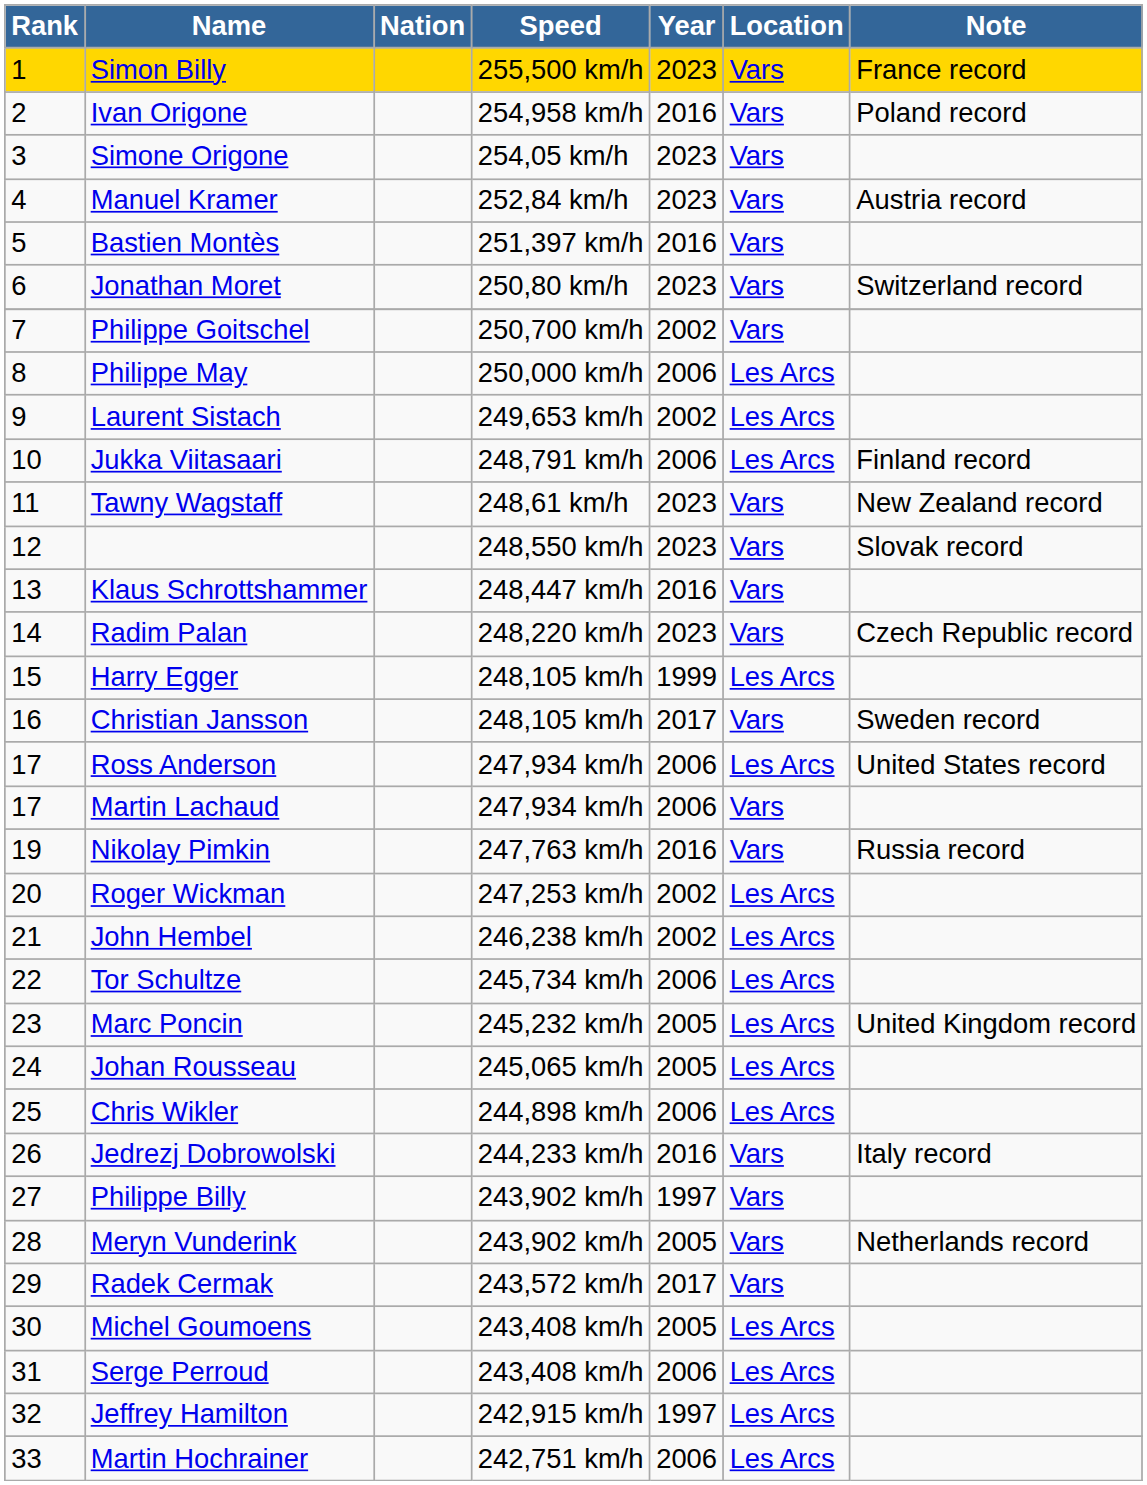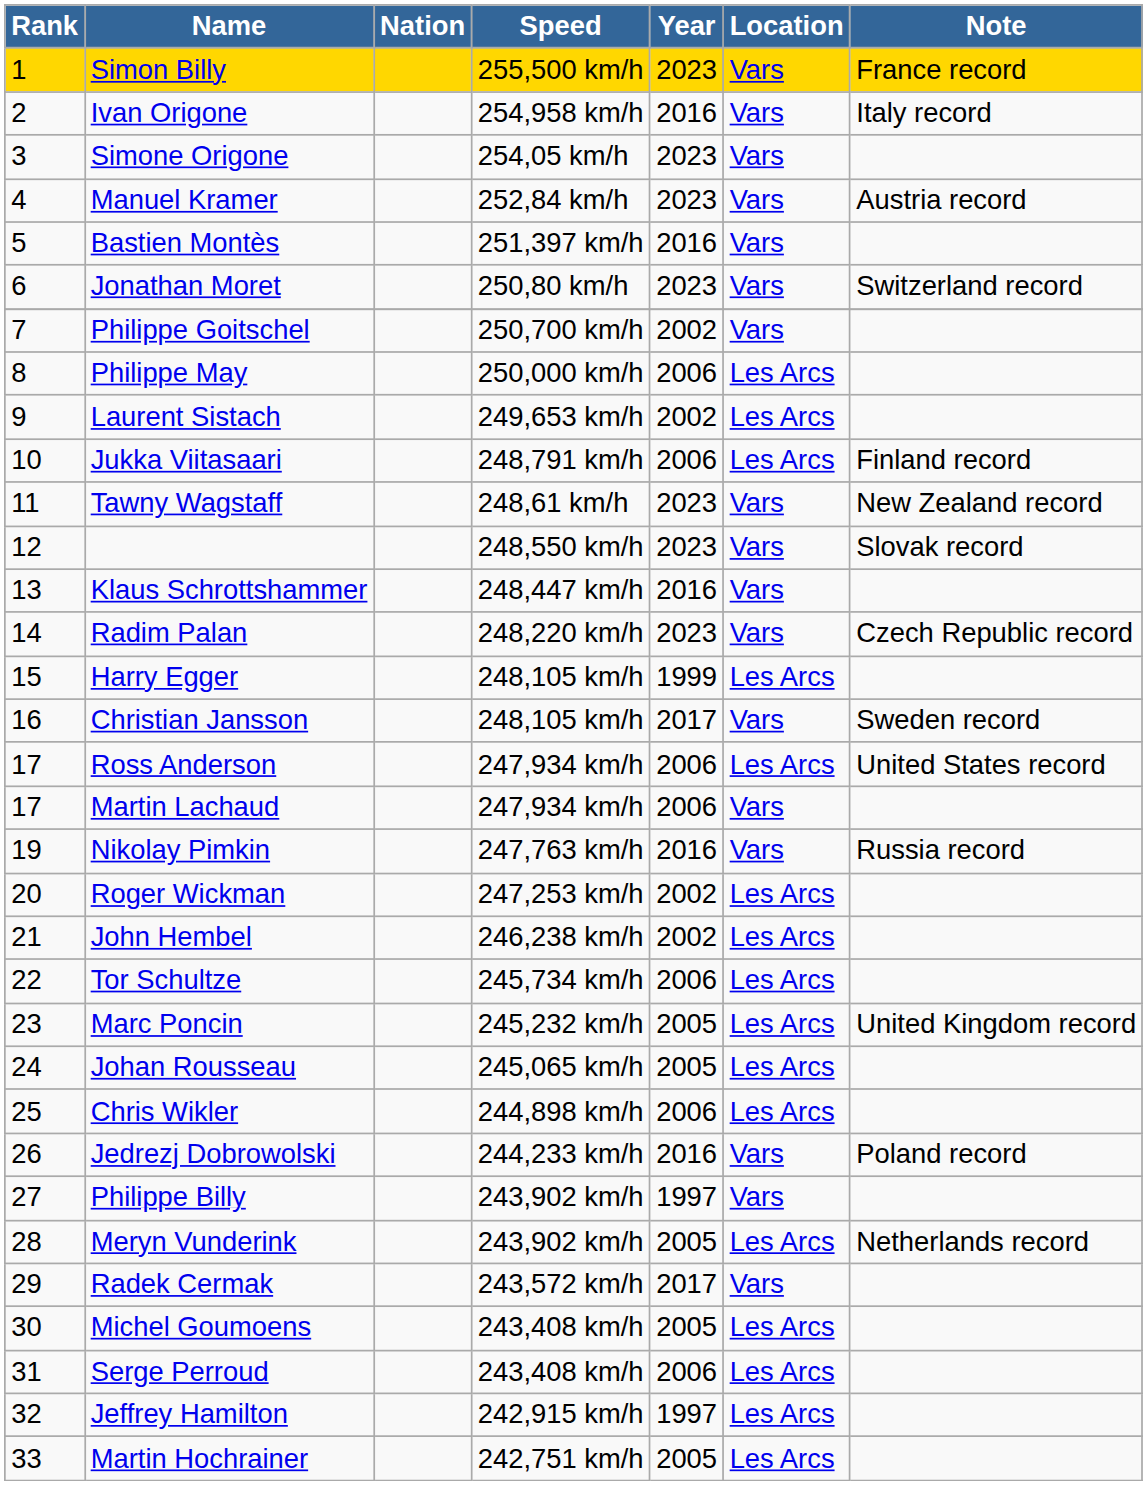(941, 112) Poland record -> (924, 112) Italy record
(924, 1154) Italy record -> (941, 1154) Poland record
(757, 1241) Vars -> (782, 1241) Les Arcs
(687, 1458) 2006 -> (687, 1458) 2005
